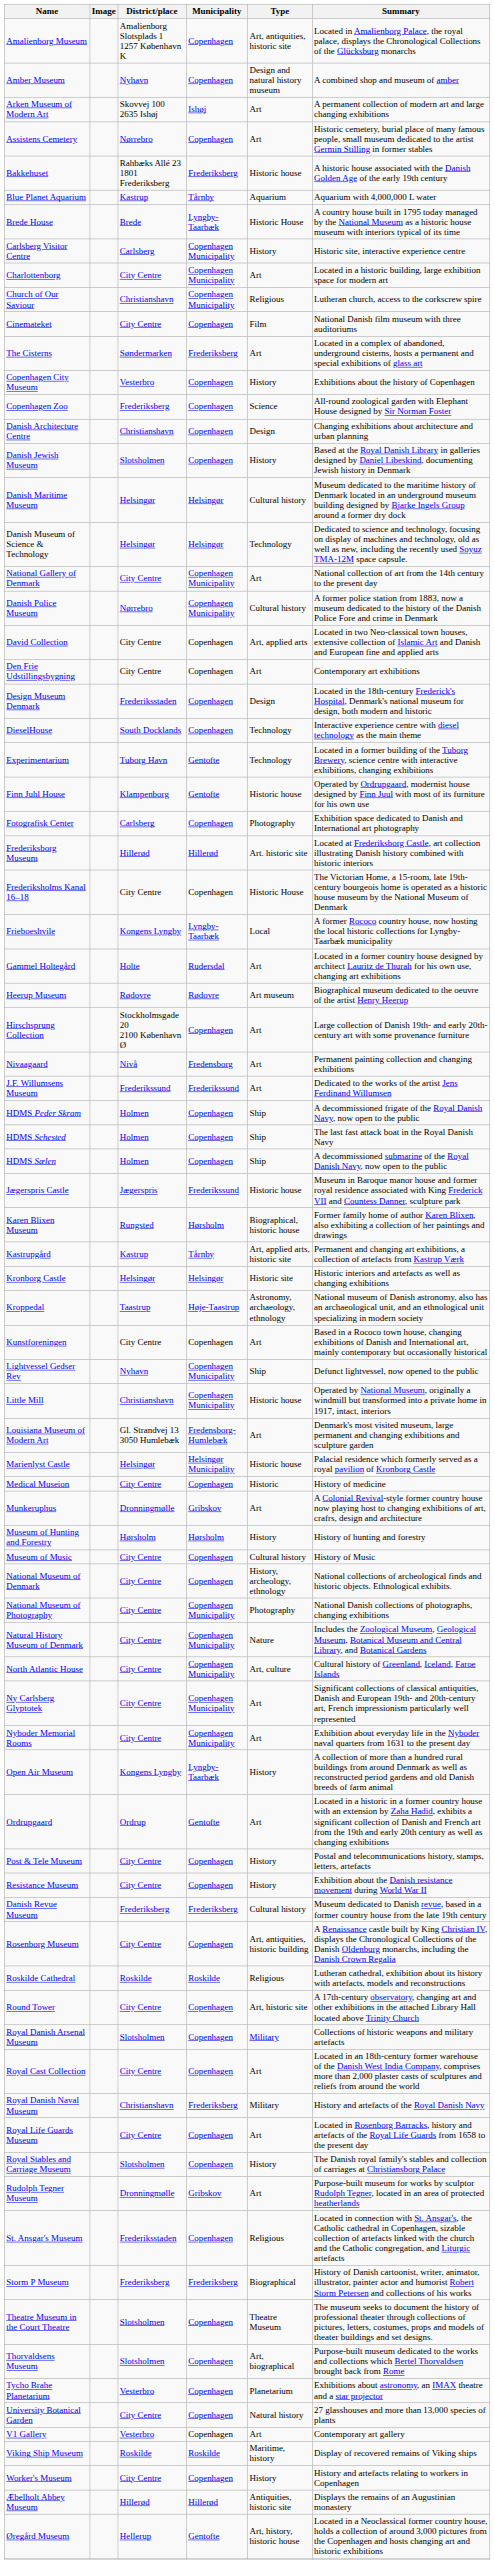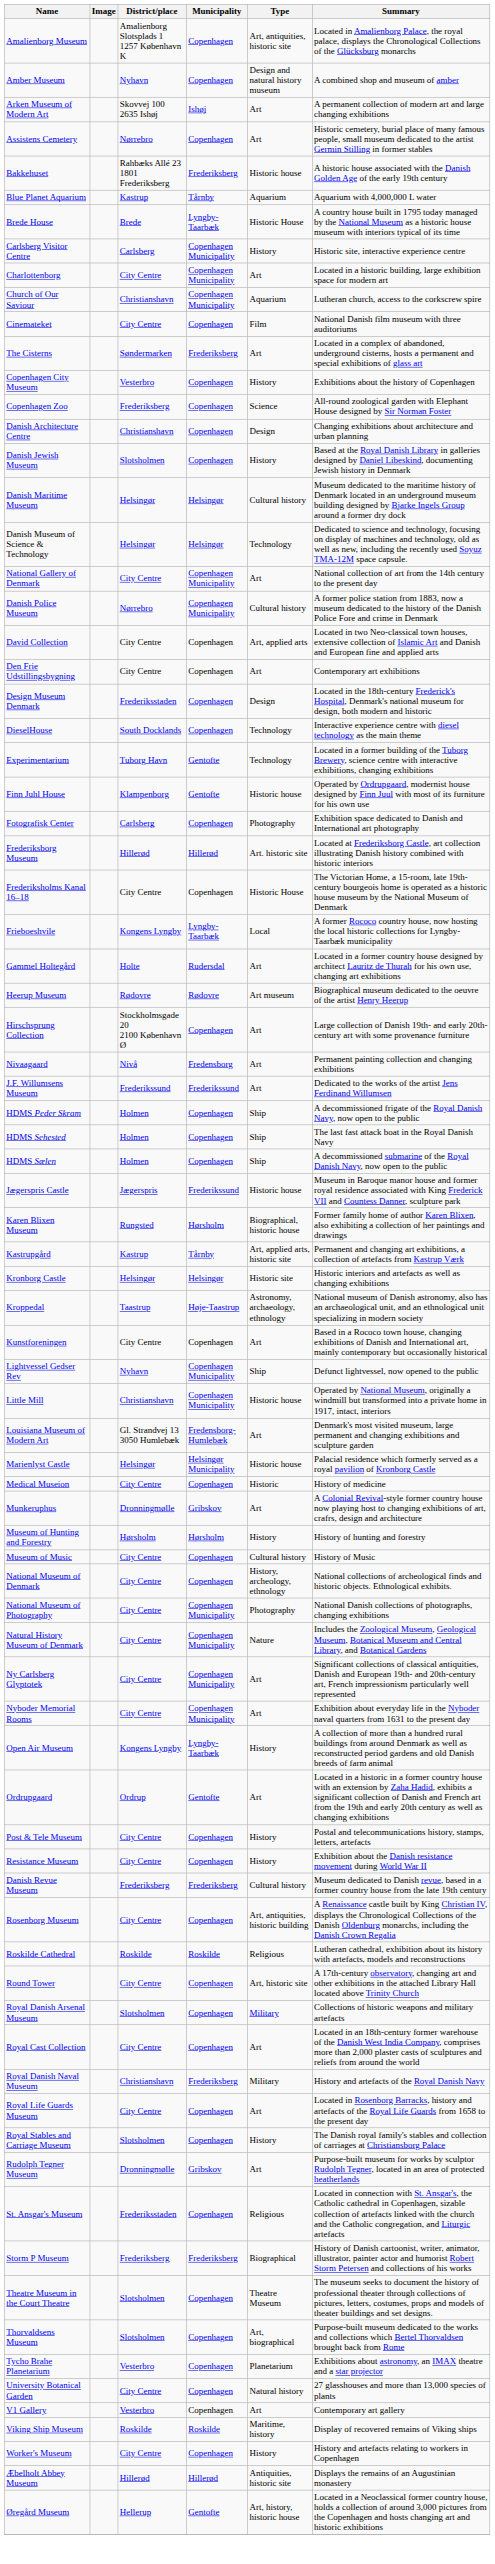(267, 299) Religious -> (268, 299) Aquarium
- row: (45, 1669)
